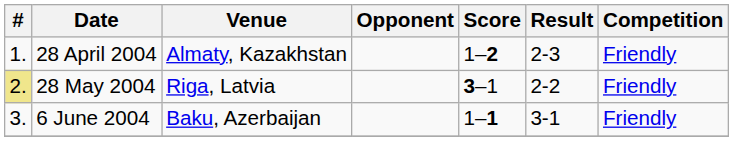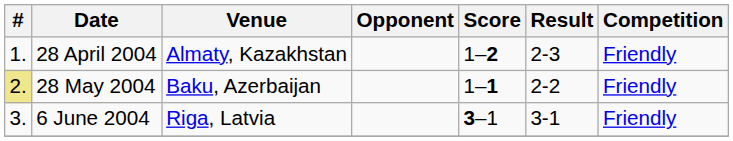(221, 86) Riga, Latvia -> (244, 86) Baku, Azerbaijan
(481, 86) 3–1 -> (481, 86) 1–1
(244, 119) Baku, Azerbaijan -> (221, 119) Riga, Latvia
(481, 119) 1–1 -> (481, 119) 3–1
